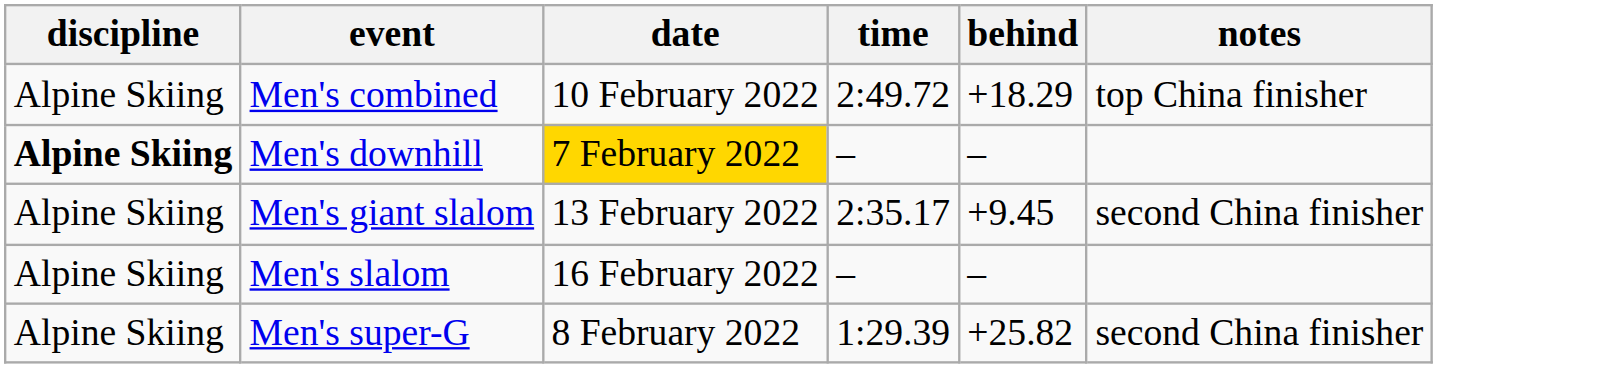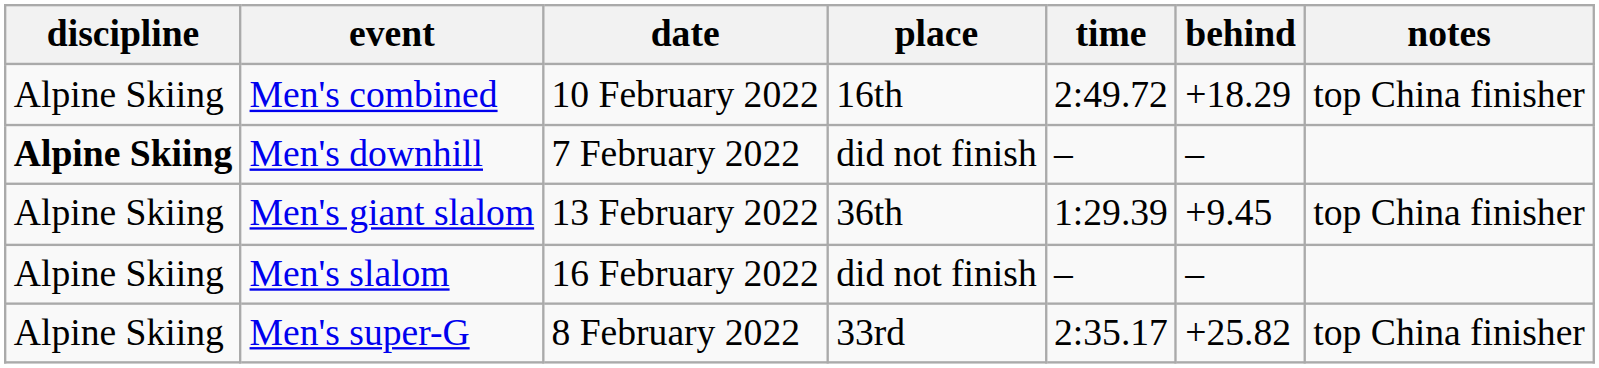+ column: (936, 34)
(676, 153) gold background -> (676, 153) no background
(893, 213) 2:35.17 -> (1111, 213) 1:29.39
(1259, 213) second China finisher -> (1449, 213) top China finisher
(893, 332) 1:29.39 -> (1111, 332) 2:35.17
(1259, 332) second China finisher -> (1449, 332) top China finisher
